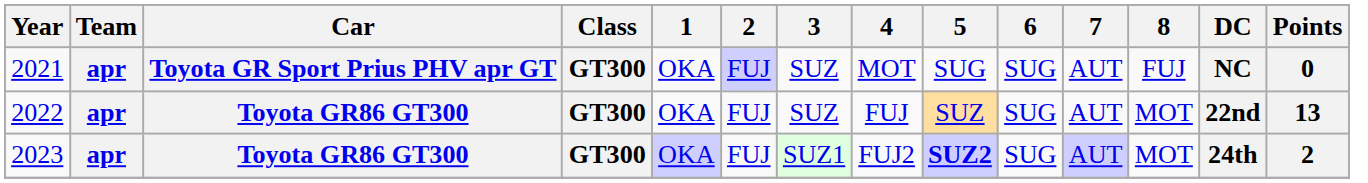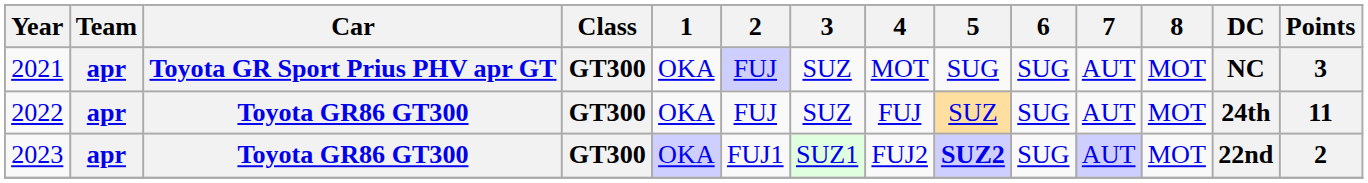(1164, 68) FUJ -> (1177, 68) MOT
(1308, 68) 0 -> (1321, 68) 3
(1233, 111) 22nd -> (1246, 111) 24th
(1307, 111) 13 -> (1321, 111) 11
(749, 154) FUJ -> (755, 154) FUJ1
(1233, 154) 24th -> (1246, 154) 22nd
